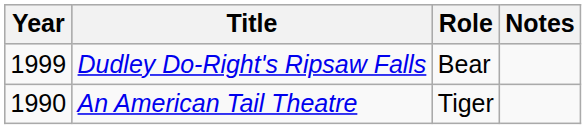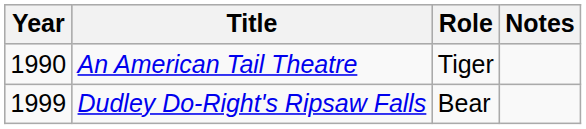rows swapped: (217, 103) <-> (252, 63)
